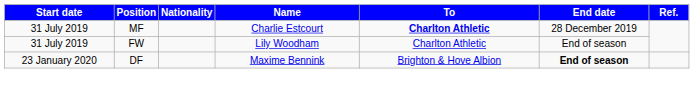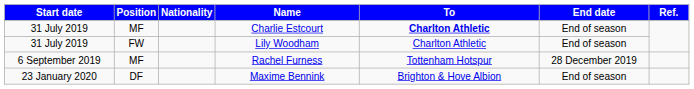(594, 29) 28 December 2019 -> (594, 29) End of season
+ row: (287, 60)
(594, 60) bold -> (594, 76) normal
